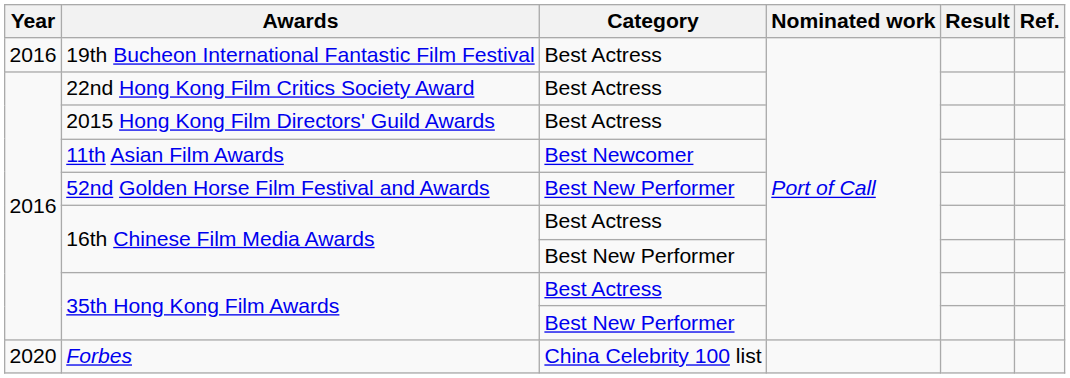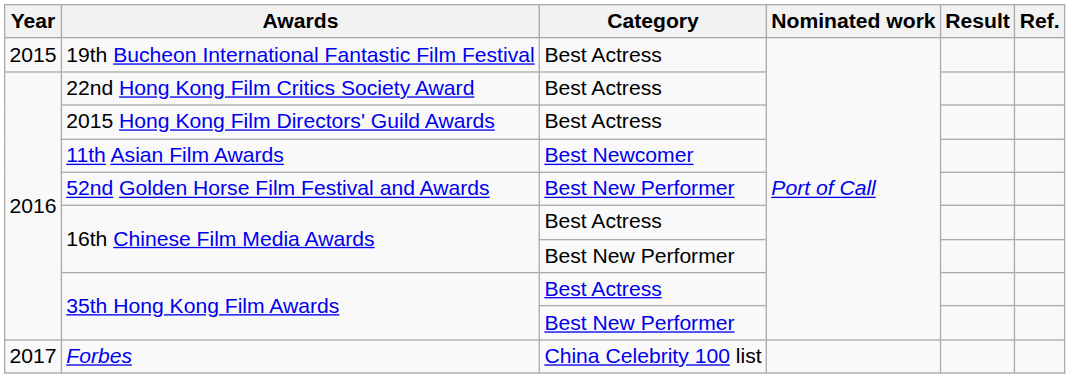(33, 54) 2016 -> (33, 54) 2015
(33, 356) 2020 -> (33, 356) 2017
